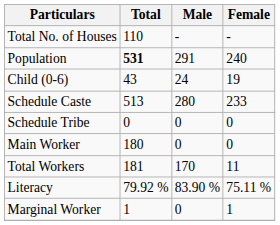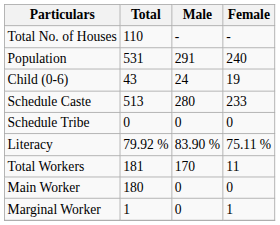(133, 58) bold -> (133, 58) normal
rows swapped: (30, 187) <-> (44, 144)
